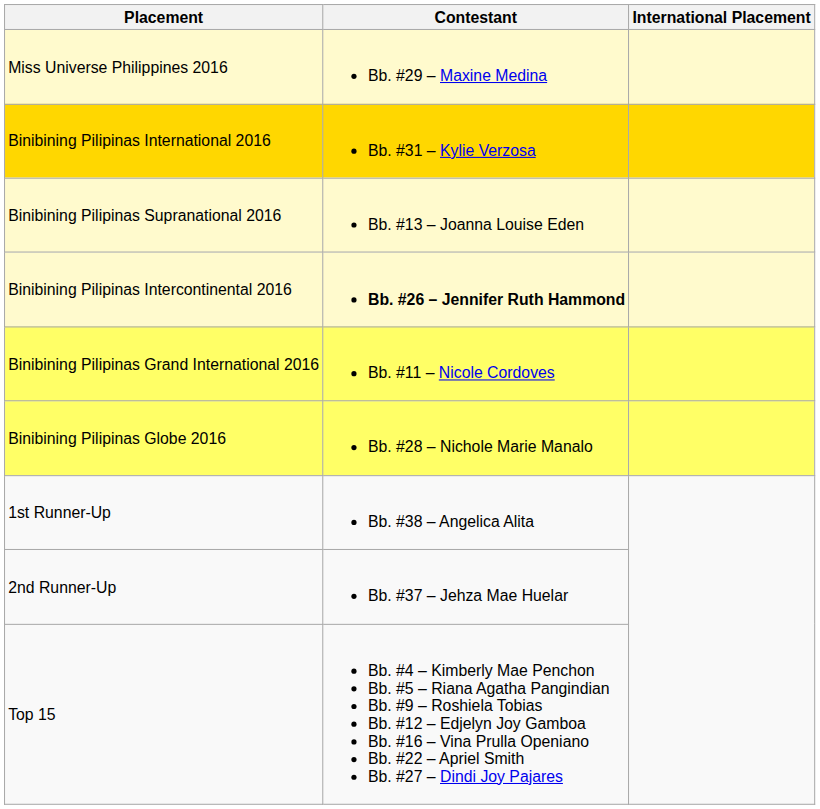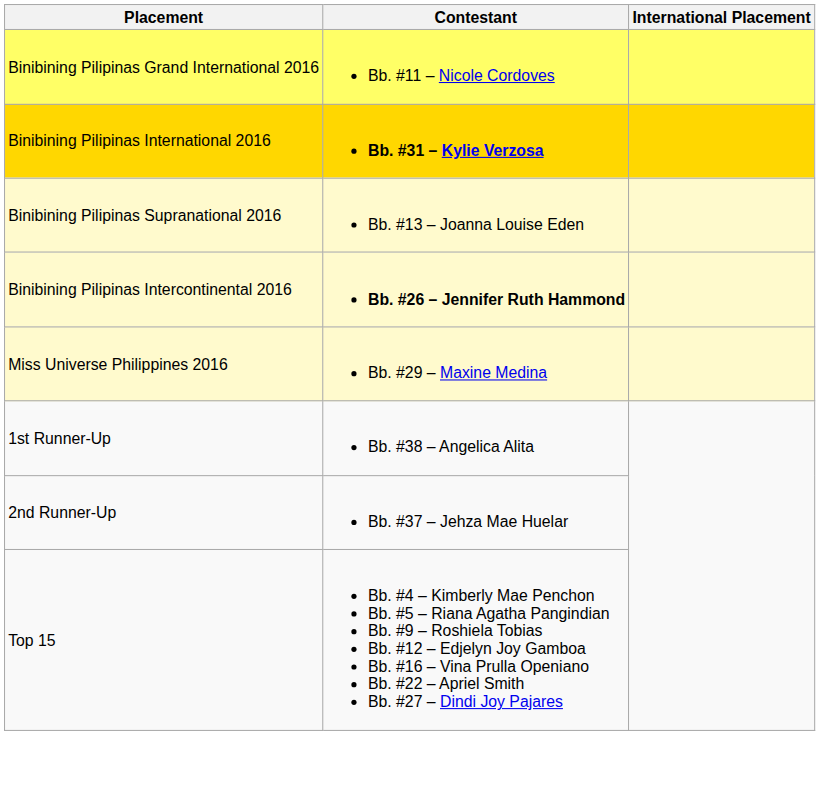rows swapped: (118, 67) <-> (164, 364)
(476, 150) normal -> (476, 150) bold
- row: (117, 438)
